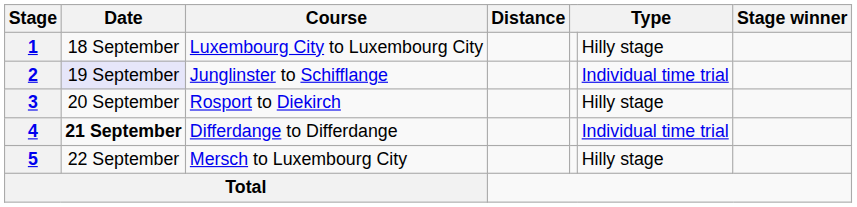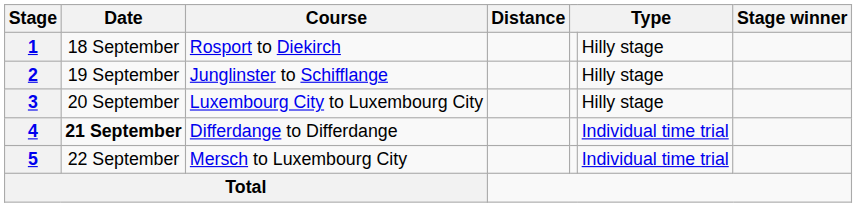(336, 46) Luxembourg City to Luxembourg City -> (265, 46) Rosport to Diekirch
(123, 74) lavender background -> (123, 74) no background
(655, 74) Individual time trial -> (623, 74) Hilly stage
(265, 103) Rosport to Diekirch -> (336, 103) Luxembourg City to Luxembourg City
(623, 159) Hilly stage -> (655, 159) Individual time trial
